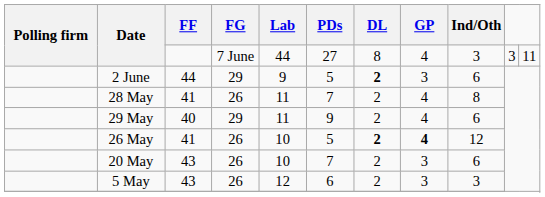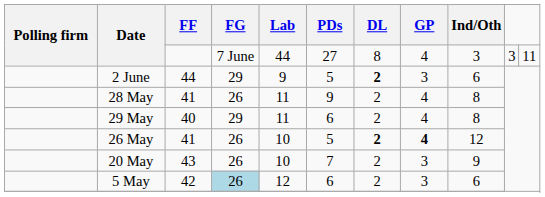(330, 98) 7 -> (330, 98) 9
(330, 119) 9 -> (330, 119) 6
(476, 119) 6 -> (476, 119) 8
(476, 161) 6 -> (476, 161) 9
(188, 182) 43 -> (188, 182) 42
(235, 182) no background -> (235, 182) lightblue background
(476, 182) 3 -> (476, 182) 6
